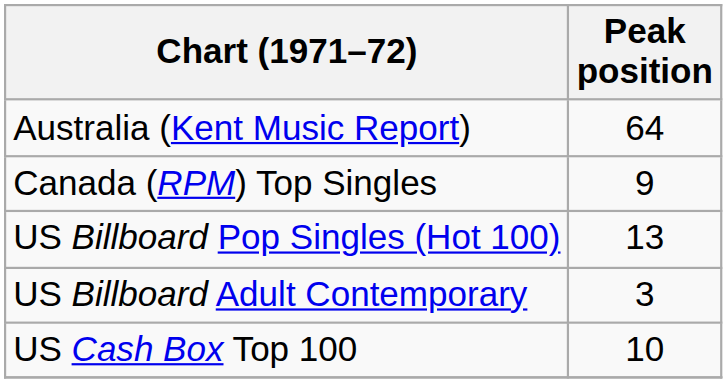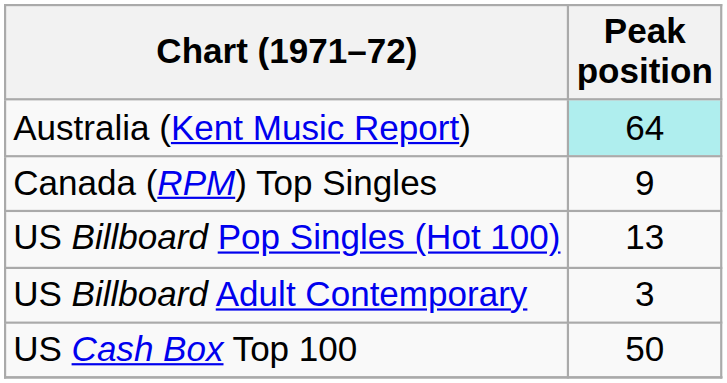(645, 127) no background -> (645, 127) paleturquoise background
(645, 349) 10 -> (645, 349) 50
